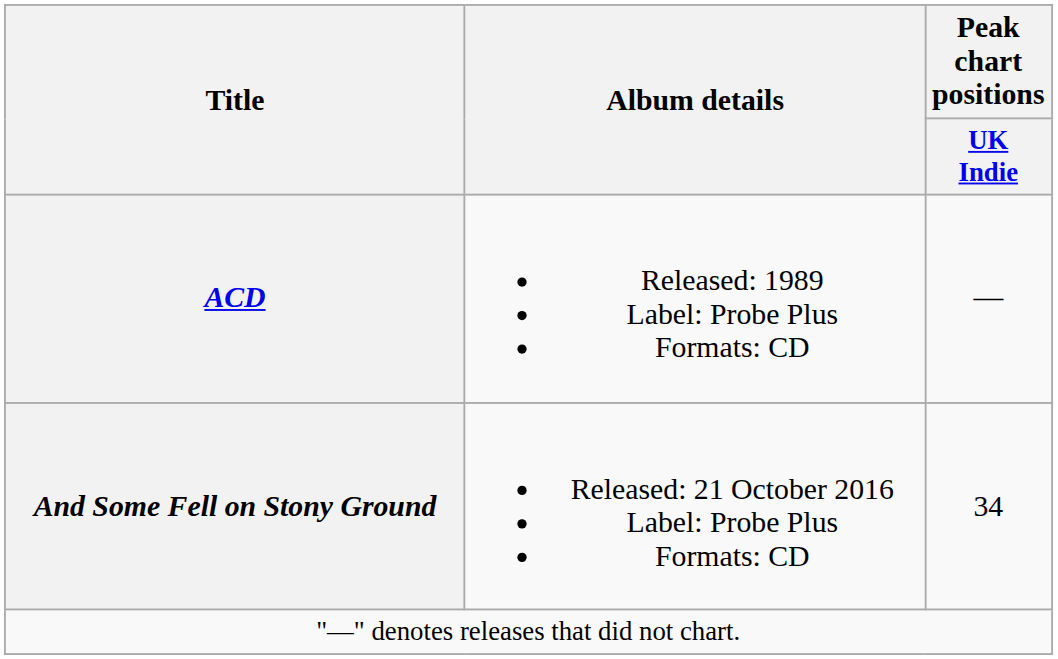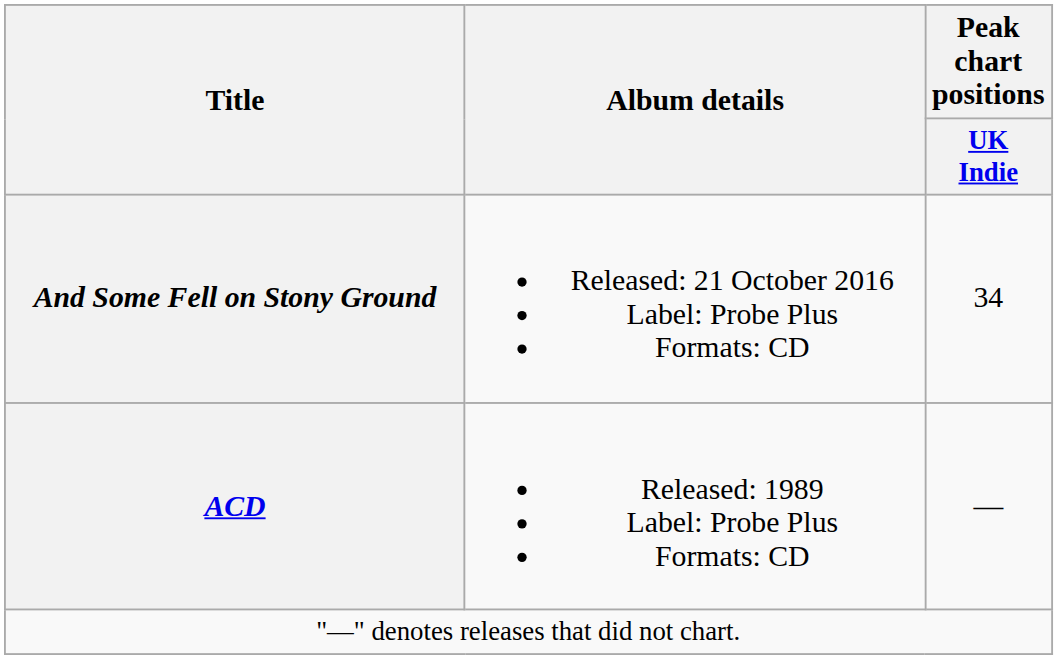rows swapped: (235, 298) <-> (235, 505)
